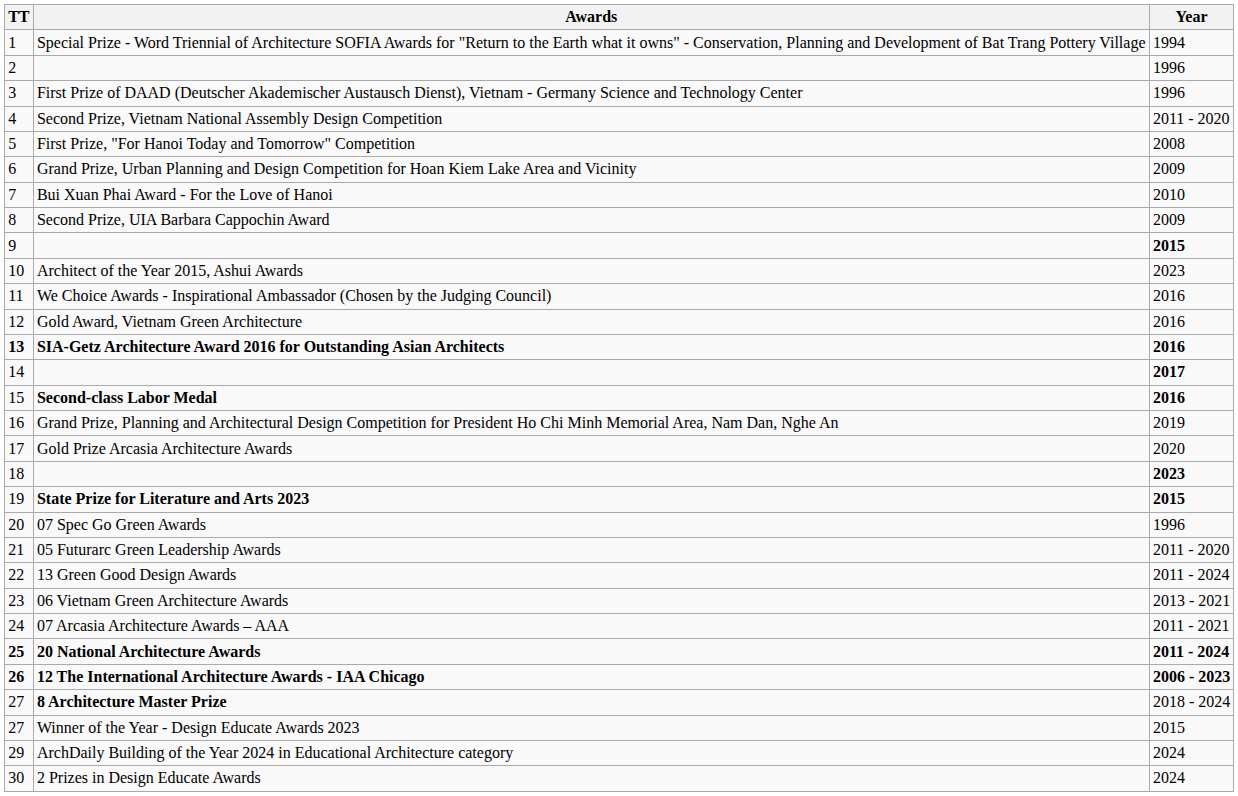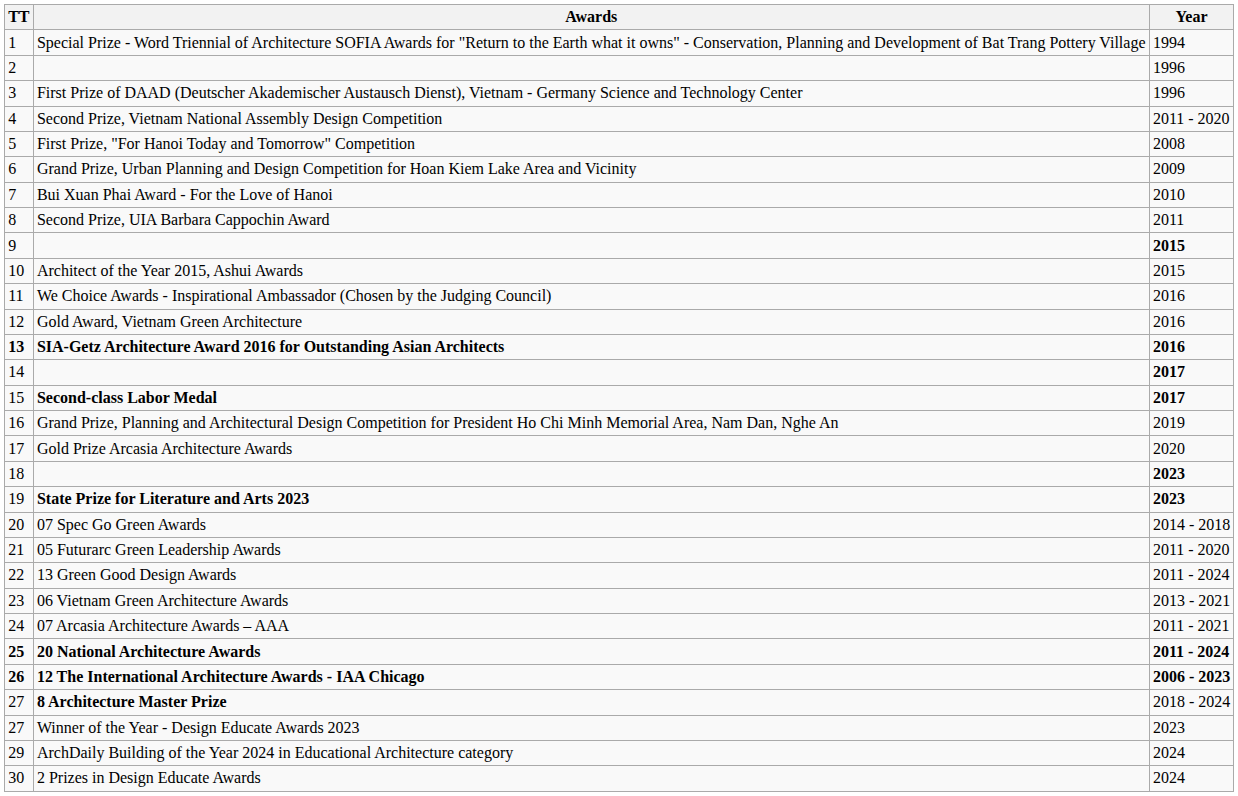(1169, 220) 2009 -> (1169, 220) 2011
(1169, 270) 2023 -> (1169, 270) 2015
(1169, 397) 2016 -> (1169, 397) 2017
(1169, 499) 2015 -> (1169, 499) 2023
(1169, 524) 1996 -> (1192, 524) 2014 - 2018
(1169, 727) 2015 -> (1169, 727) 2023
